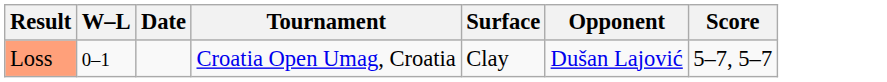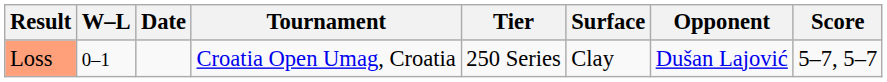+ column: (514, 22)
